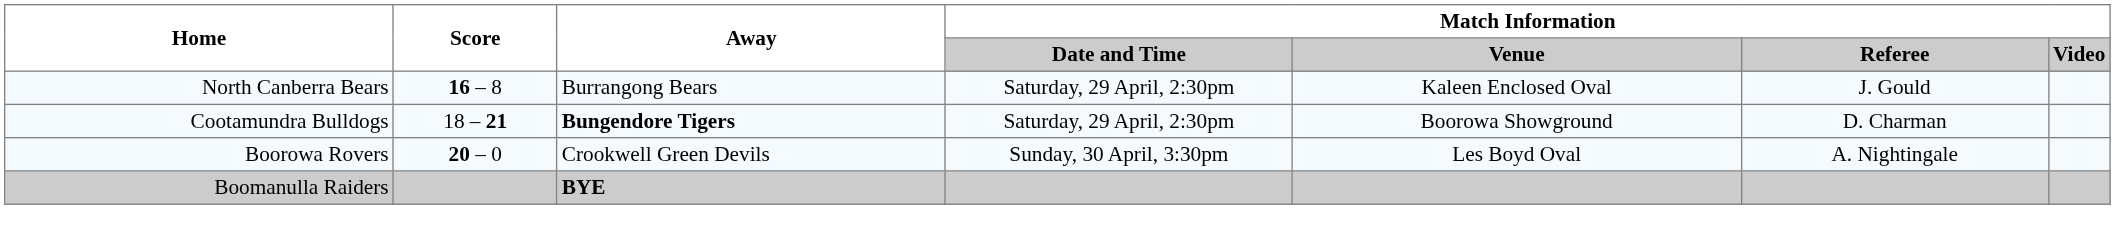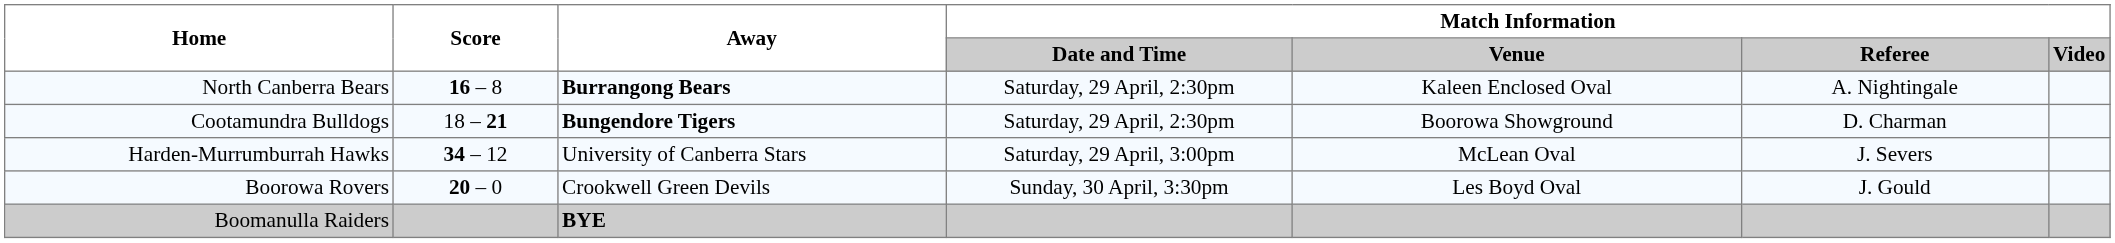(640, 87) normal -> (646, 87) bold
(1895, 87) J. Gould -> (1895, 87) A. Nightingale
+ row: (259, 154)
(1895, 154) A. Nightingale -> (1895, 187) J. Gould
